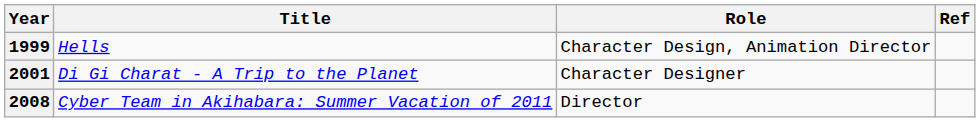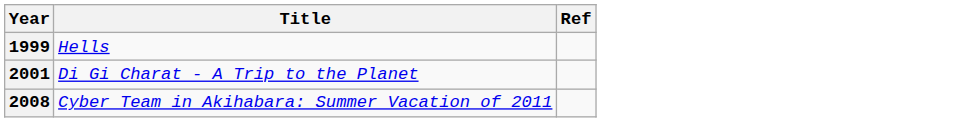- column: (746, 19)
